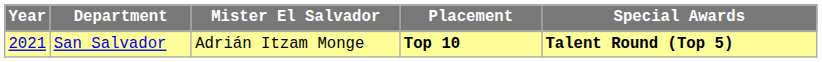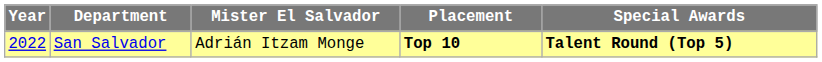(27, 44) 2021 -> (27, 44) 2022
